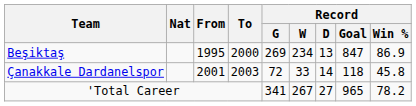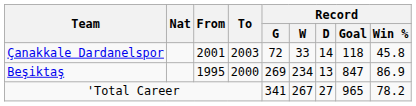rows swapped: (36, 53) <-> (86, 72)
